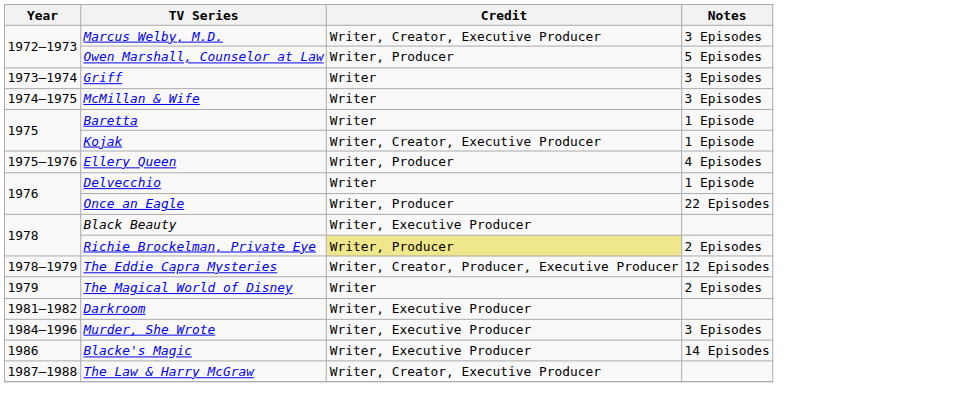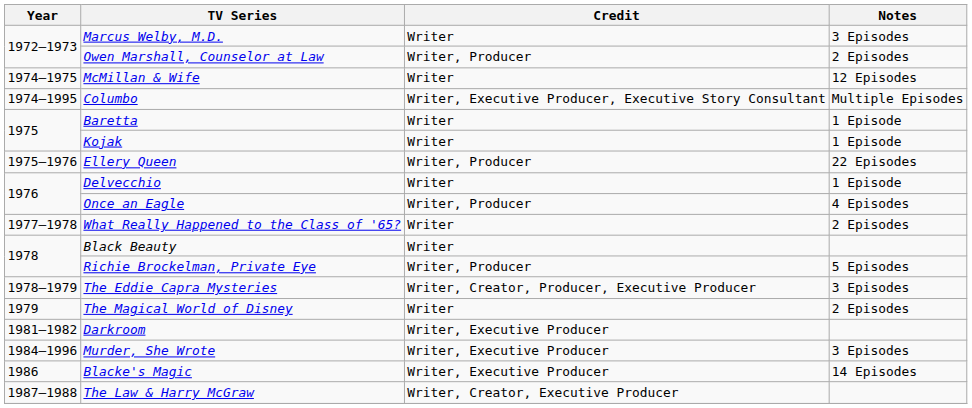(465, 36) Writer, Creator, Executive Producer -> (431, 36) Writer
(723, 57) 5 Episodes -> (871, 57) 2 Episodes
- row: (103, 78)
(723, 99) 3 Episodes -> (874, 78) 12 Episodes
+ row: (111, 99)
(465, 141) Writer, Creator, Executive Producer -> (431, 141) Writer
(723, 162) 4 Episodes -> (874, 162) 22 Episodes
(727, 204) 22 Episodes -> (871, 204) 4 Episodes
+ row: (242, 225)
(431, 225) Writer, Executive Producer -> (431, 246) Writer
(392, 246) khaki background -> (469, 267) no background
(723, 246) 2 Episodes -> (871, 267) 5 Episodes
(727, 267) 12 Episodes -> (871, 288) 3 Episodes
